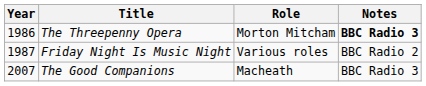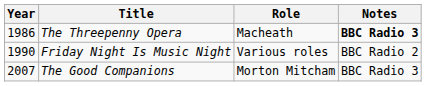(286, 33) Morton Mitcham -> (265, 33) Macheath
(21, 52) 1987 -> (21, 52) 1990
(265, 71) Macheath -> (286, 71) Morton Mitcham
